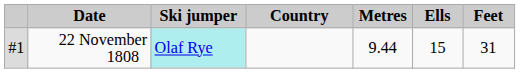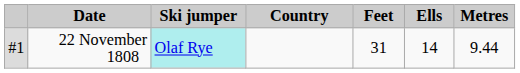columns swapped: (383, 16) <-> (488, 16)
(438, 47) 15 -> (429, 47) 14
